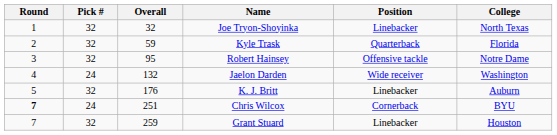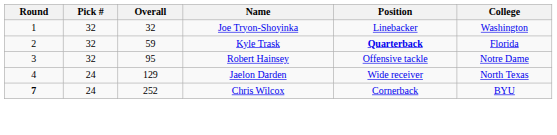(504, 28) North Texas -> (504, 28) Washington
(395, 43) normal -> (395, 43) bold
(150, 75) 132 -> (150, 75) 129
(504, 75) Washington -> (504, 75) North Texas
- row: (258, 91)
(150, 106) 251 -> (150, 91) 252
- row: (258, 122)
